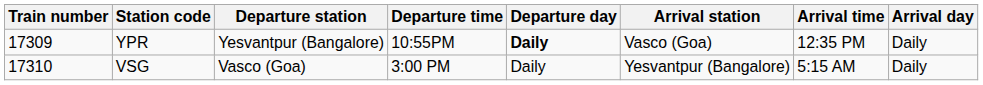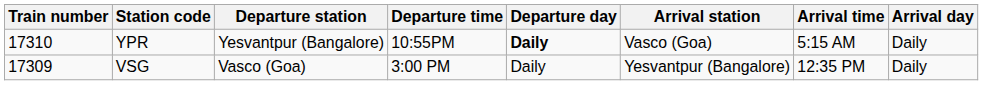(30, 42) 17309 -> (30, 42) 17310
(831, 42) 12:35 PM -> (826, 42) 5:15 AM
(30, 67) 17310 -> (30, 67) 17309
(826, 67) 5:15 AM -> (831, 67) 12:35 PM
